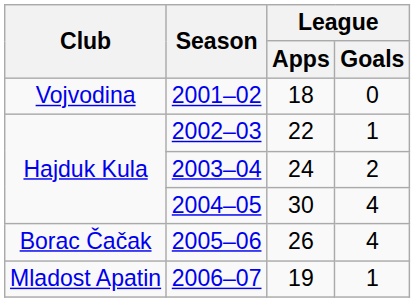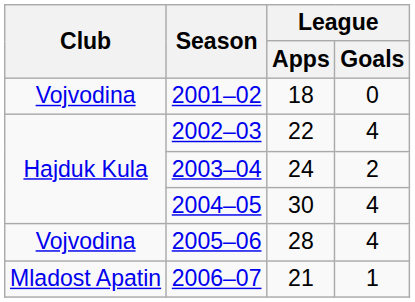(372, 132) 1 -> (372, 132) 4
(86, 242) Borac Čačak -> (86, 242) Vojvodina
(301, 242) 26 -> (301, 242) 28
(301, 278) 19 -> (301, 278) 21
